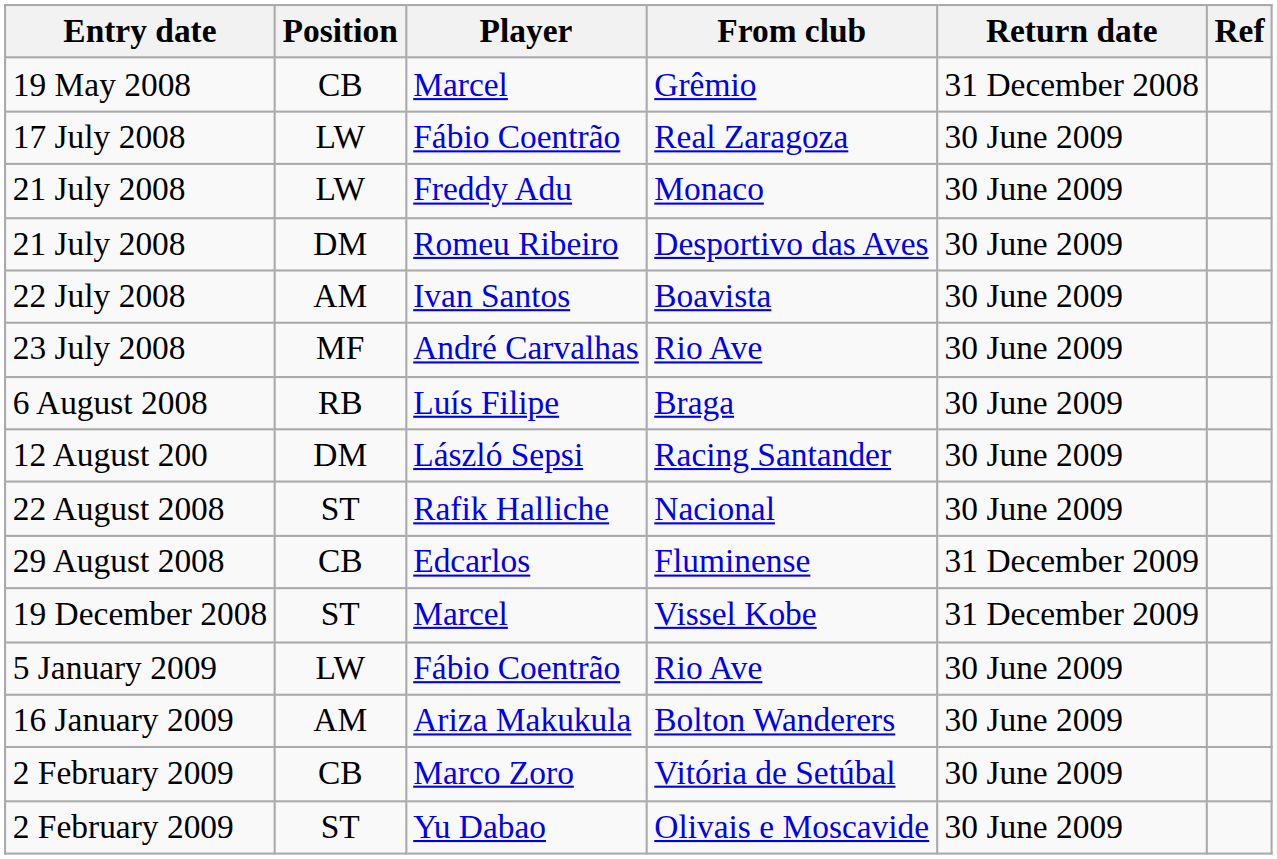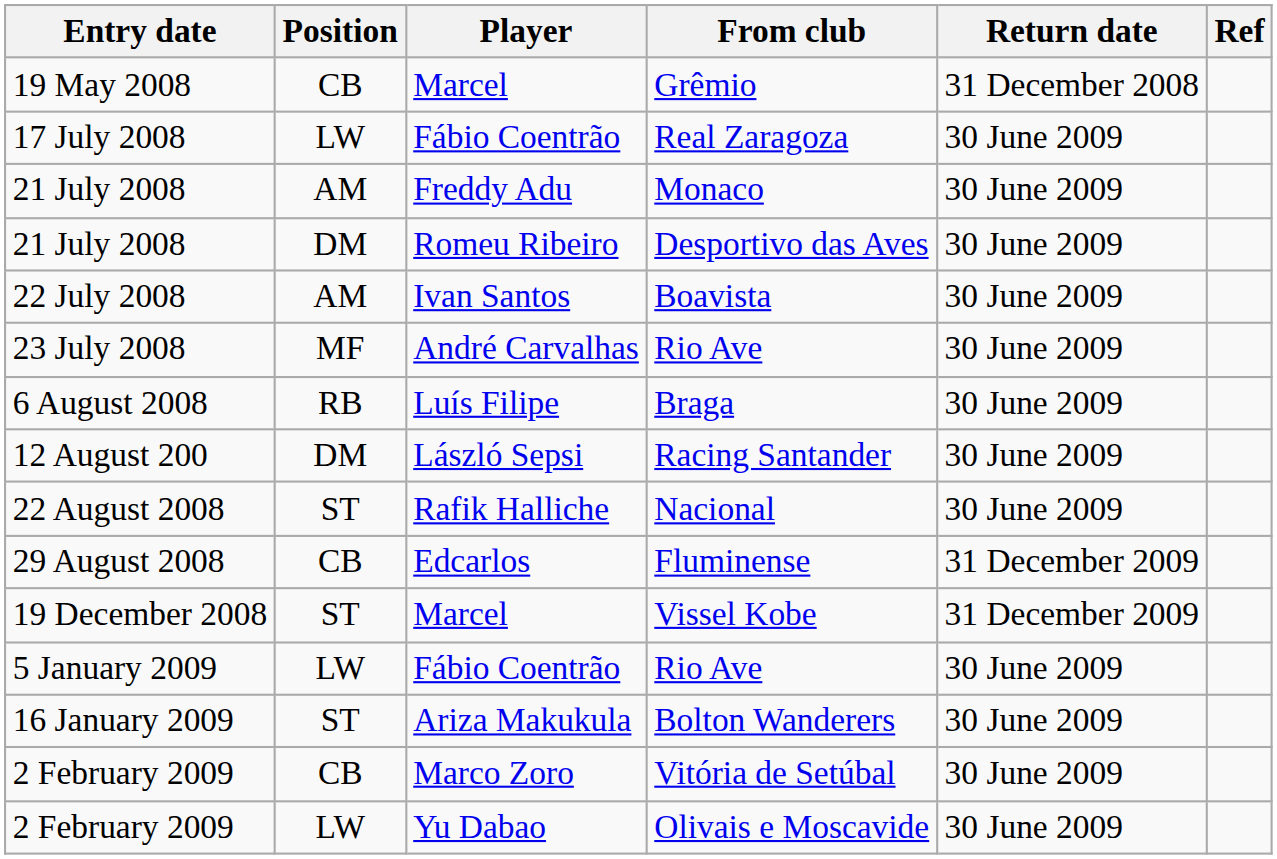(340, 190) LW -> (340, 190) AM
(340, 720) AM -> (340, 720) ST
(340, 826) ST -> (340, 826) LW
